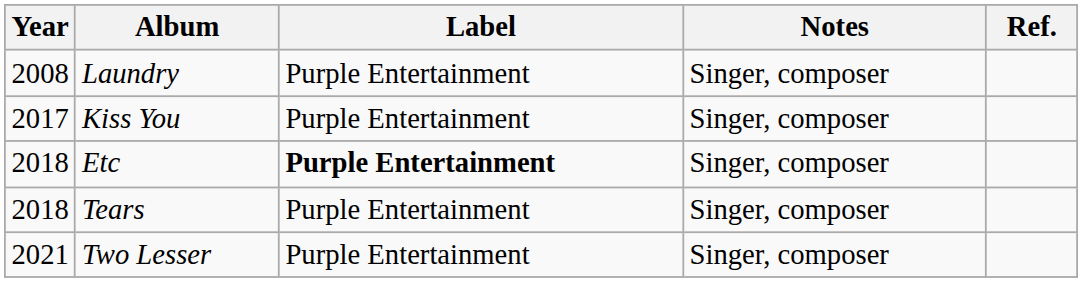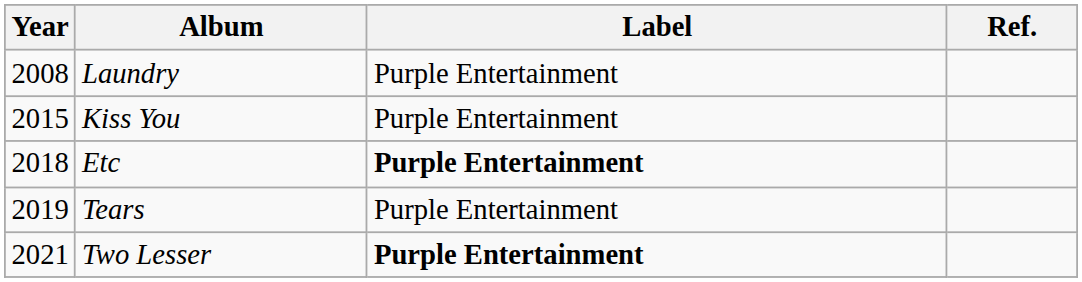- column: (835, 27)
(40, 118) 2017 -> (40, 118) 2015
(40, 208) 2018 -> (40, 208) 2019
(408, 254) normal -> (509, 254) bold
